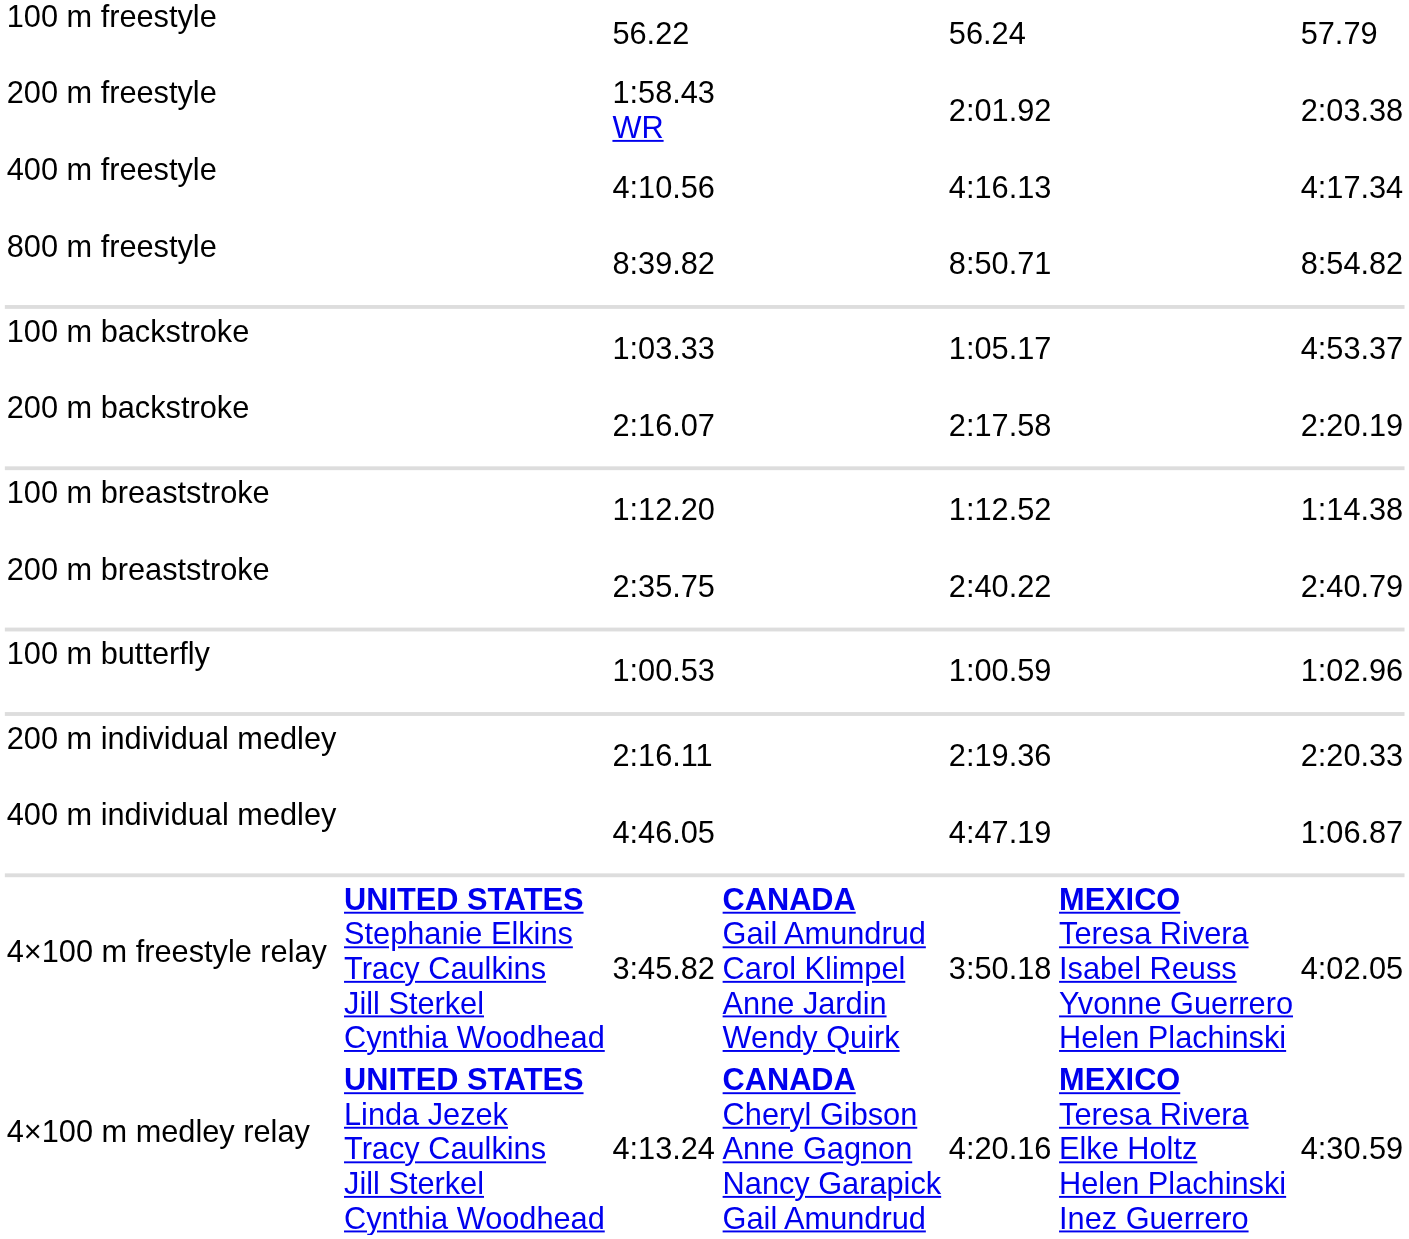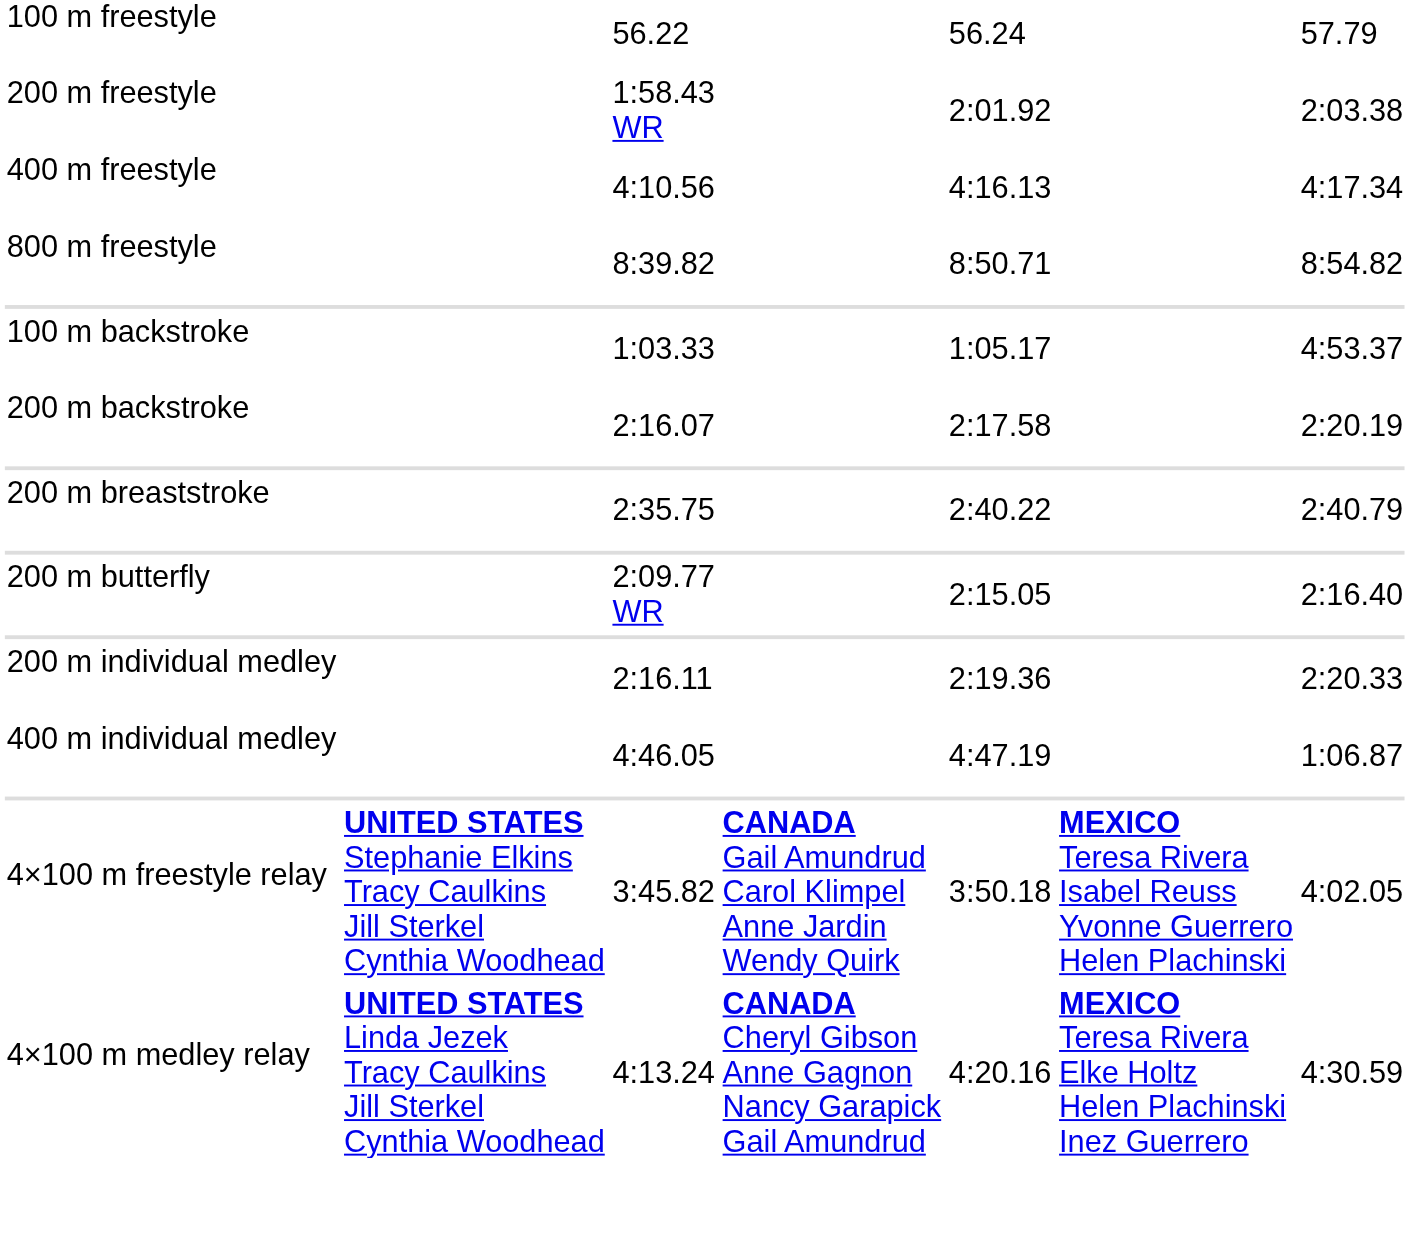- row: (138, 510)
- row: (108, 671)
+ row: (108, 594)
